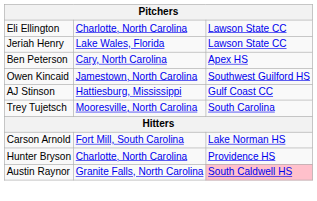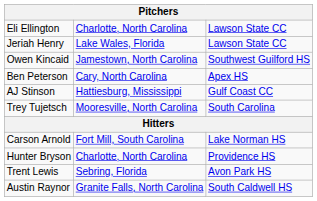rows swapped: (38, 76) <-> (37, 60)
+ row: (33, 172)
(250, 172) pink background -> (250, 188) no background
